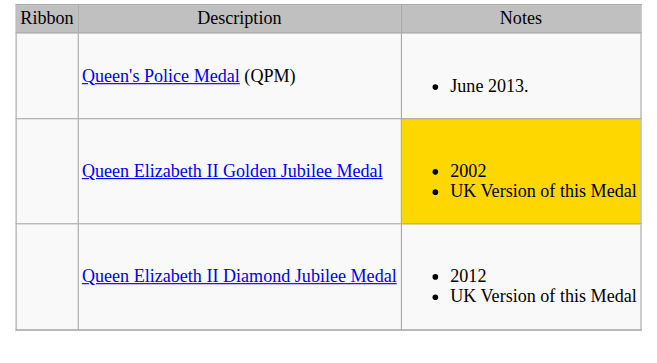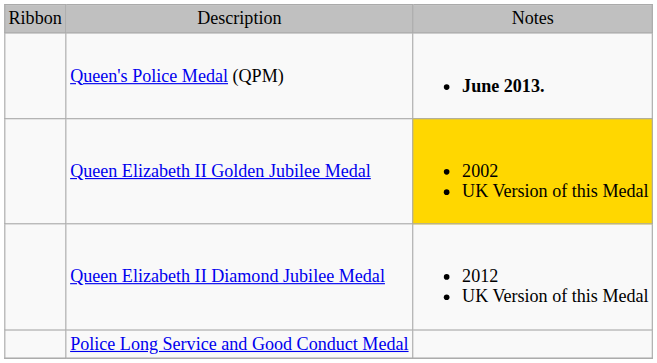(521, 86) normal -> (533, 86) bold
+ row: (239, 343)
